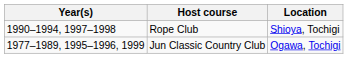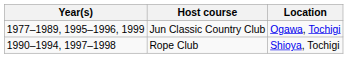rows swapped: (207, 45) <-> (174, 29)
